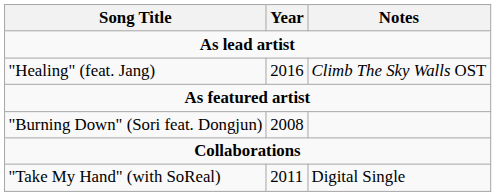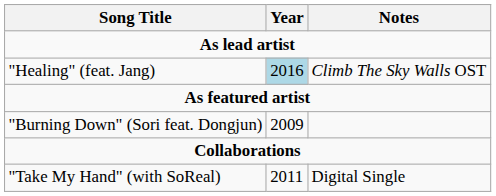(287, 71) no background -> (287, 71) lightblue background
(287, 124) 2008 -> (287, 124) 2009
